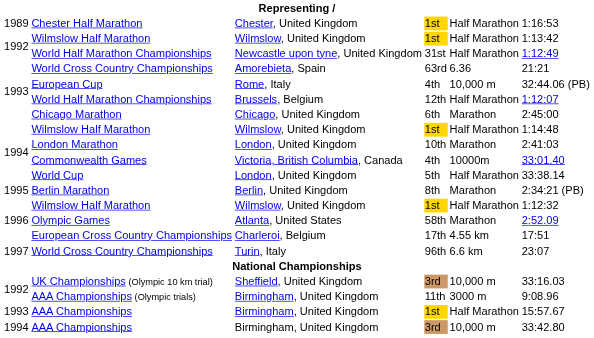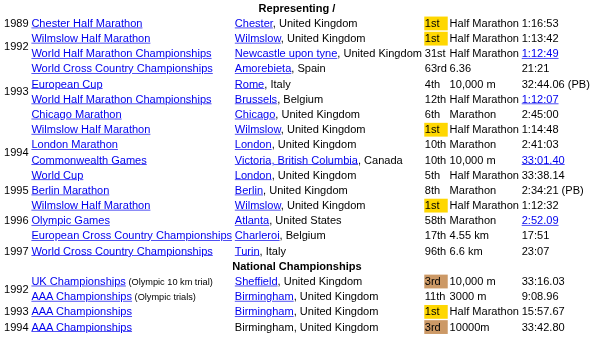(432, 160) 4th -> (435, 160) 10th
(470, 160) 10000m -> (473, 160) 10,000 m
(473, 327) 10,000 m -> (470, 327) 10000m
